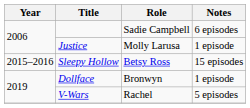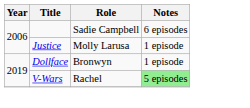- row: (88, 62)
(216, 95) no background -> (166, 78) lightgreen background
